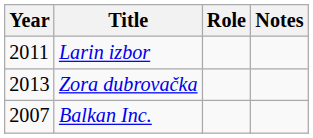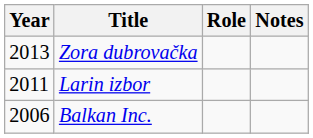rows swapped: (128, 84) <-> (105, 52)
(29, 116) 2007 -> (29, 116) 2006
